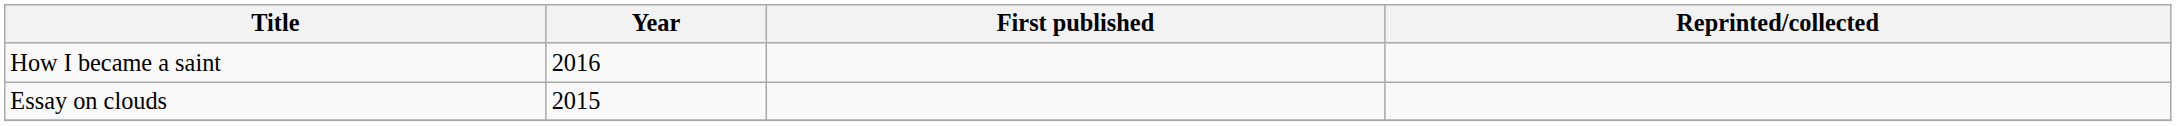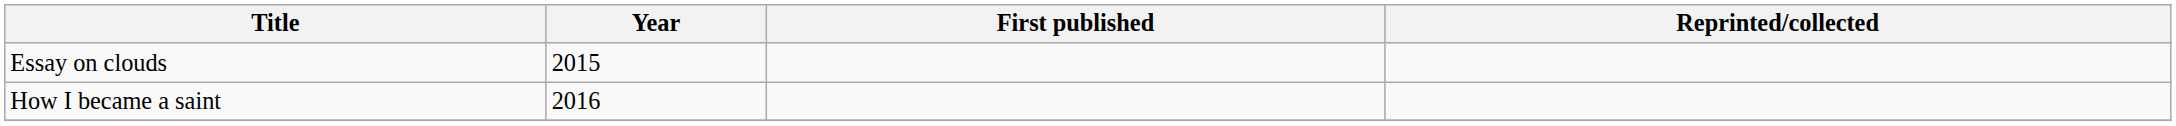rows swapped: (89, 100) <-> (116, 62)
